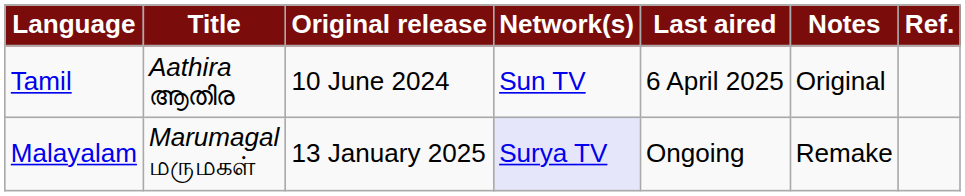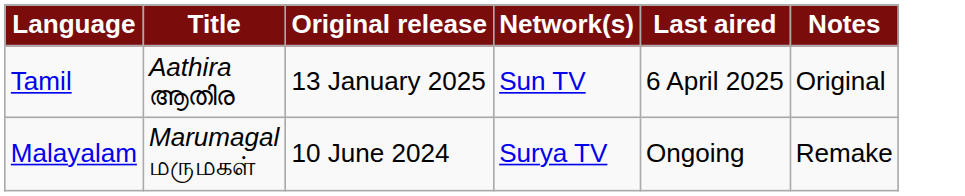- column: (929, 25)
(370, 81) 10 June 2024 -> (389, 81) 13 January 2025
(389, 153) 13 January 2025 -> (370, 153) 10 June 2024
(553, 153) lavender background -> (553, 153) no background
